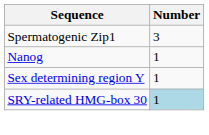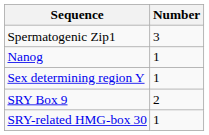+ row: (37, 99)
(156, 99) lightblue background -> (156, 120) no background
